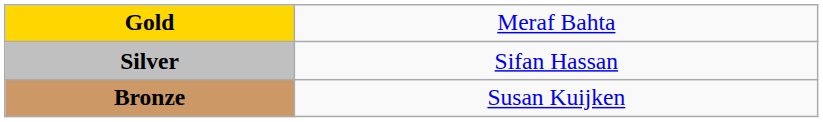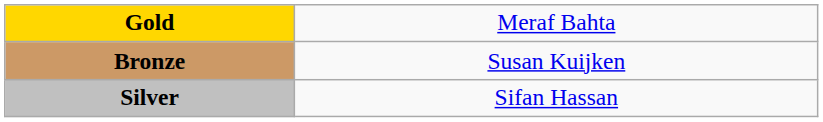rows swapped: (150, 60) <-> (150, 97)
